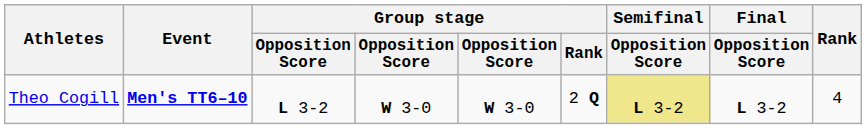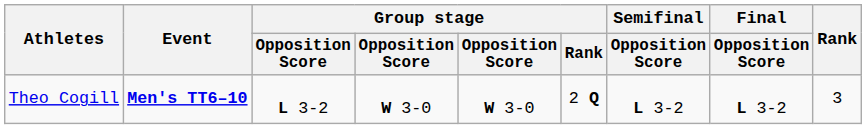(658, 109) khaki background -> (658, 109) no background
(837, 99) 4 -> (837, 99) 3
